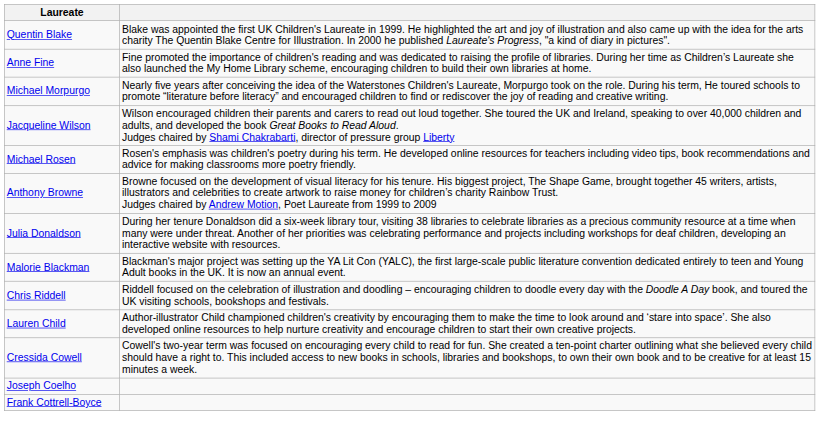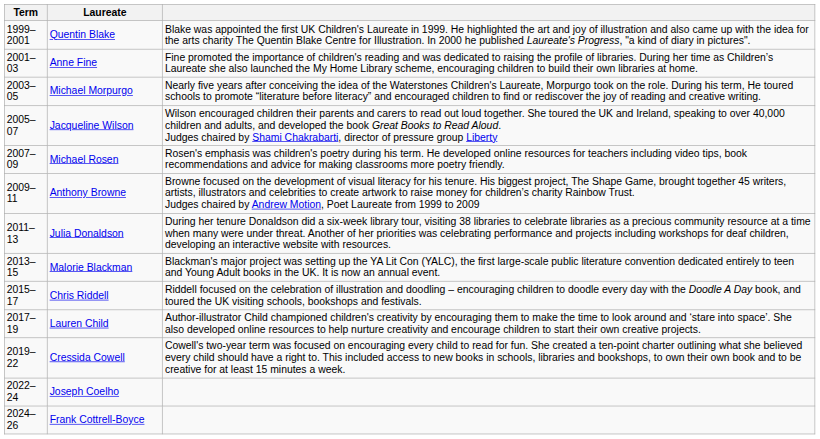+ column: (26, 12)
